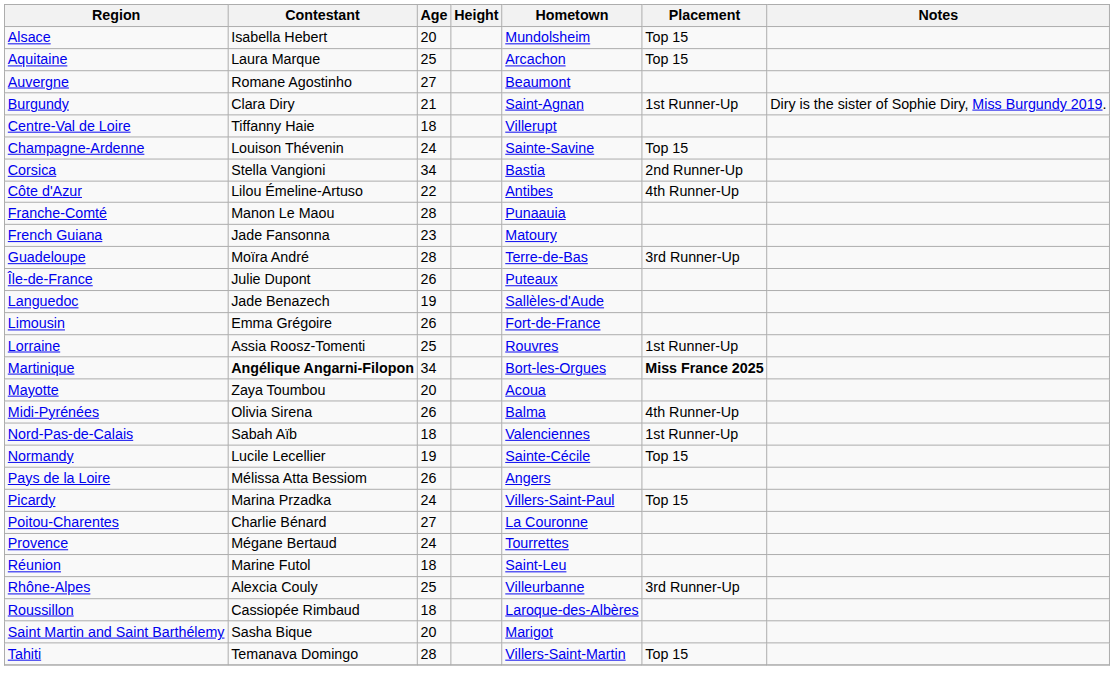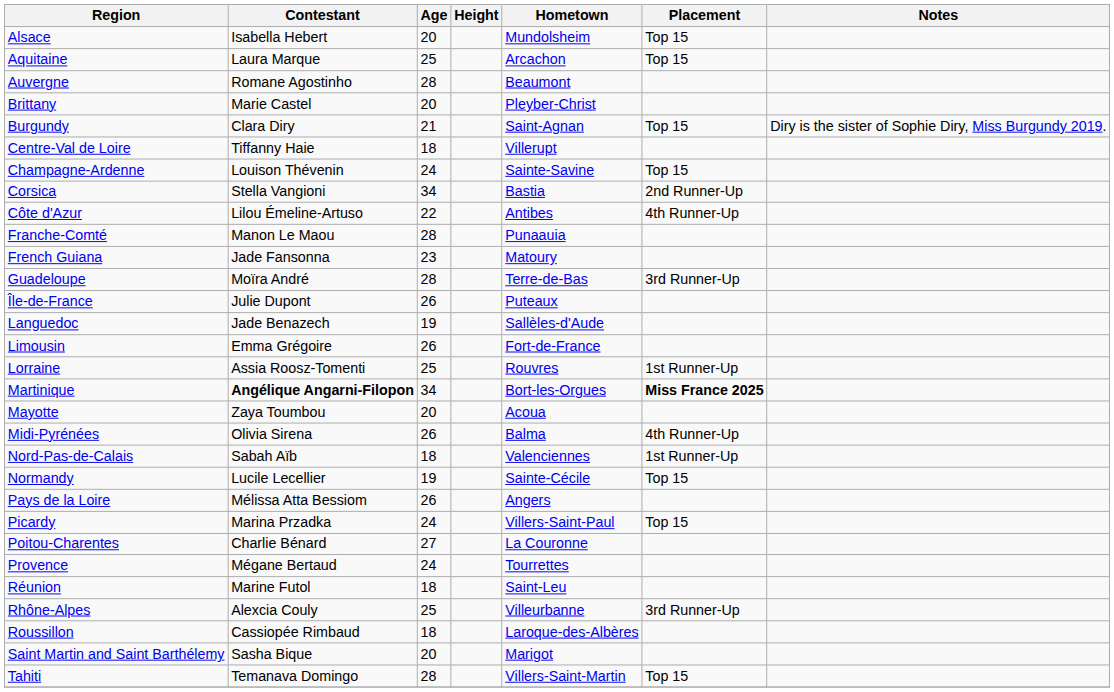(428, 81) 27 -> (428, 81) 28
+ row: (32, 103)
(692, 103) 1st Runner-Up -> (667, 125) Top 15
